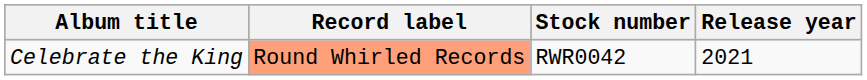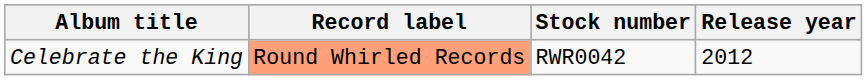(727, 58) 2021 -> (727, 58) 2012
